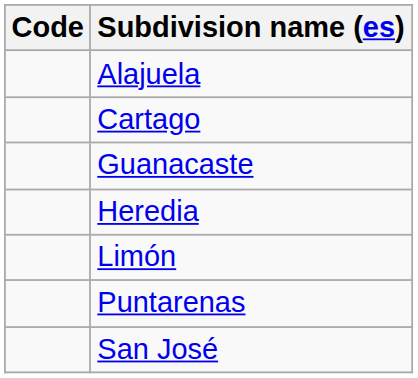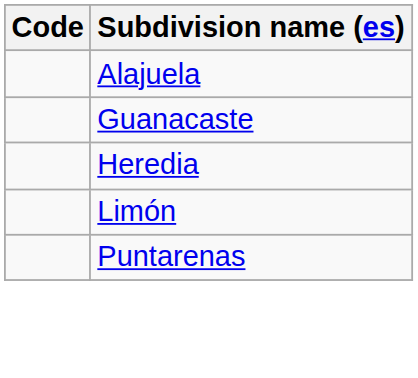- row: (149, 119)
- row: (158, 348)
